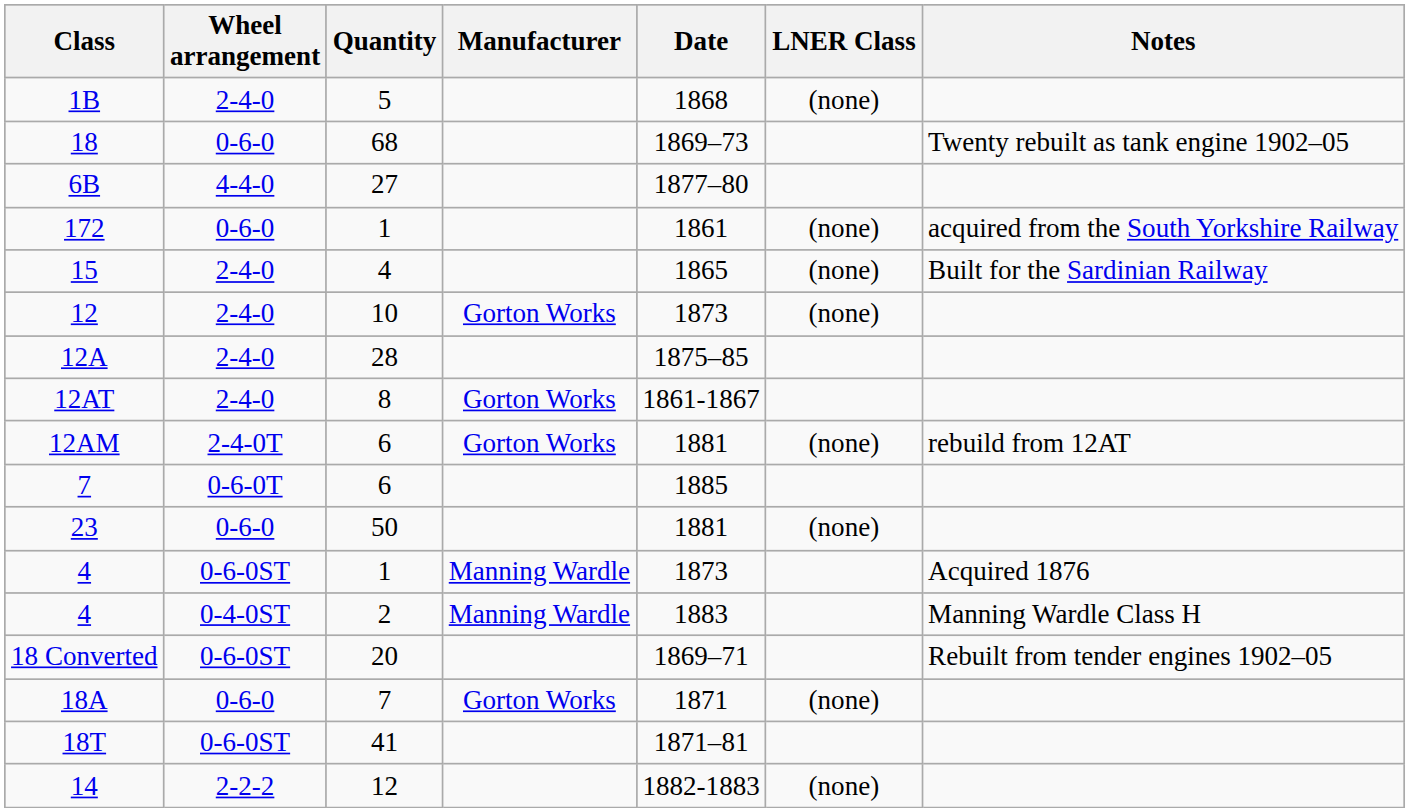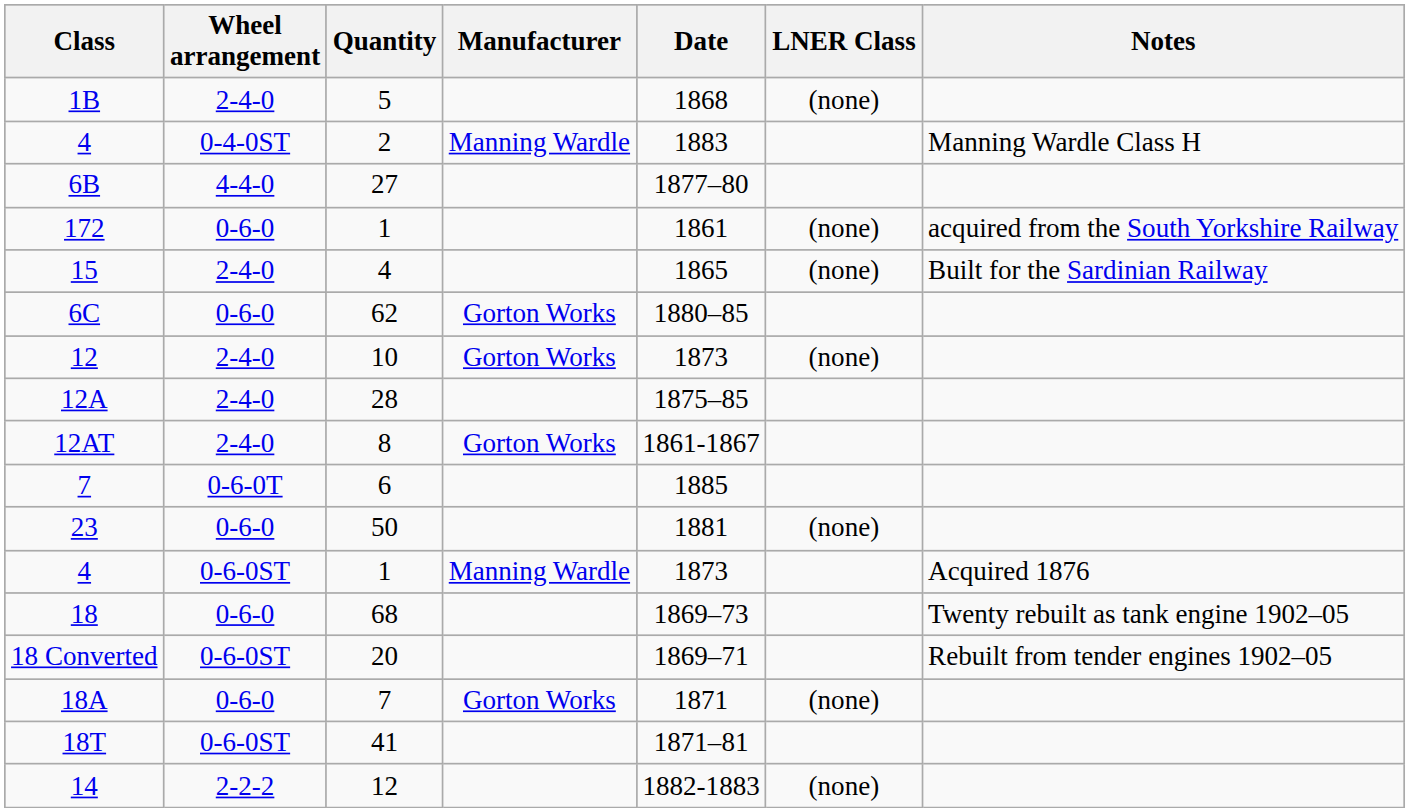rows swapped: (84, 613) <-> (84, 142)
+ row: (84, 313)
- row: (84, 442)
